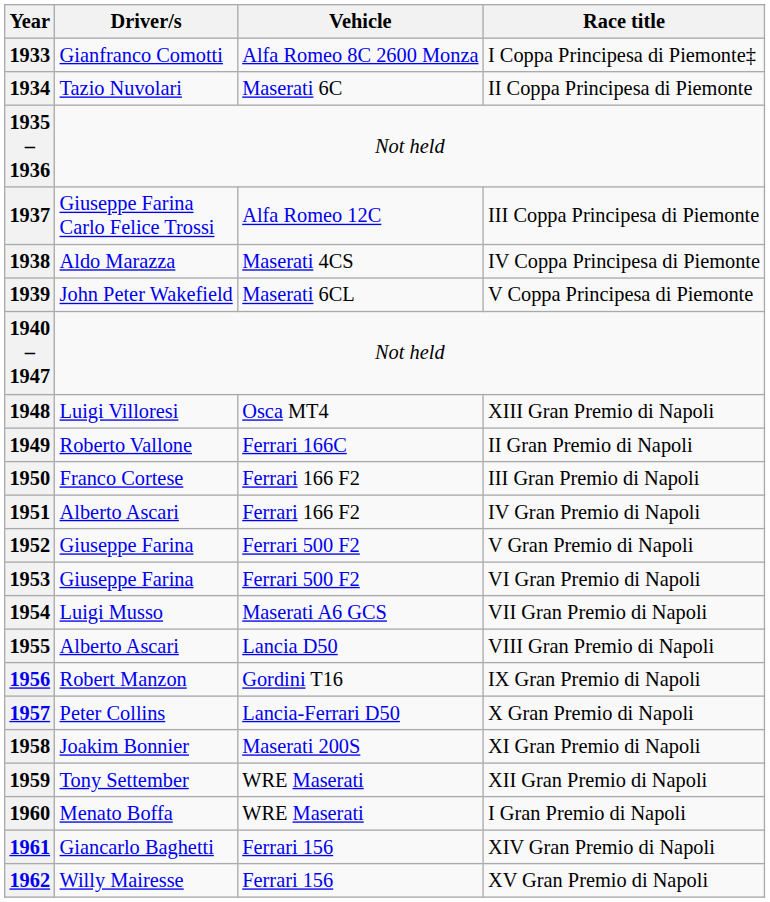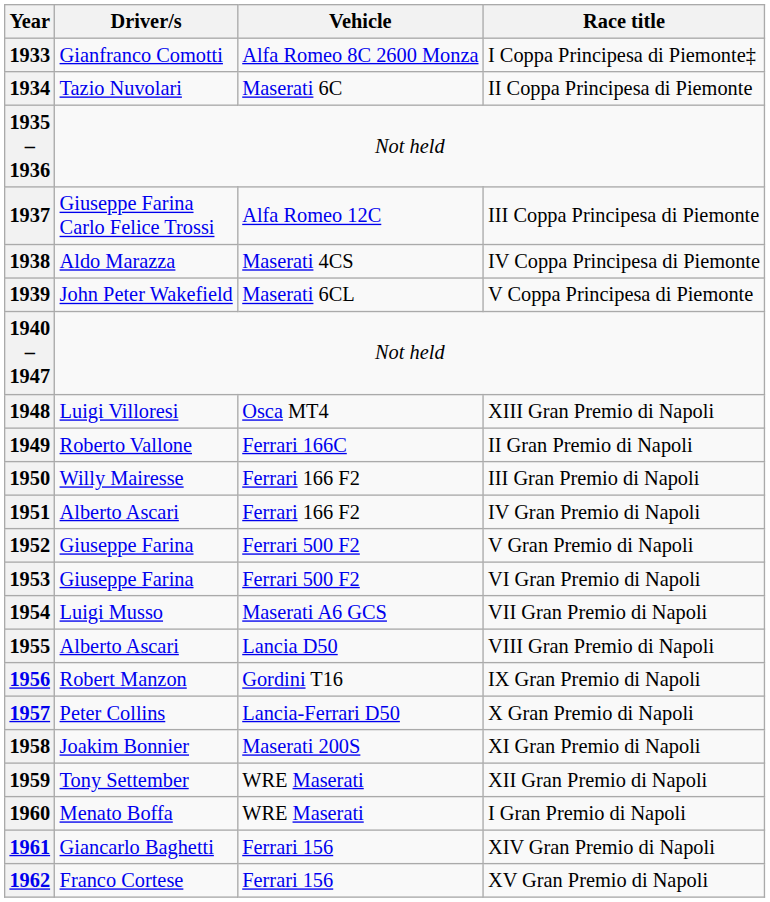(121, 477) Franco Cortese -> (122, 477) Willy Mairesse
(122, 880) Willy Mairesse -> (121, 880) Franco Cortese
